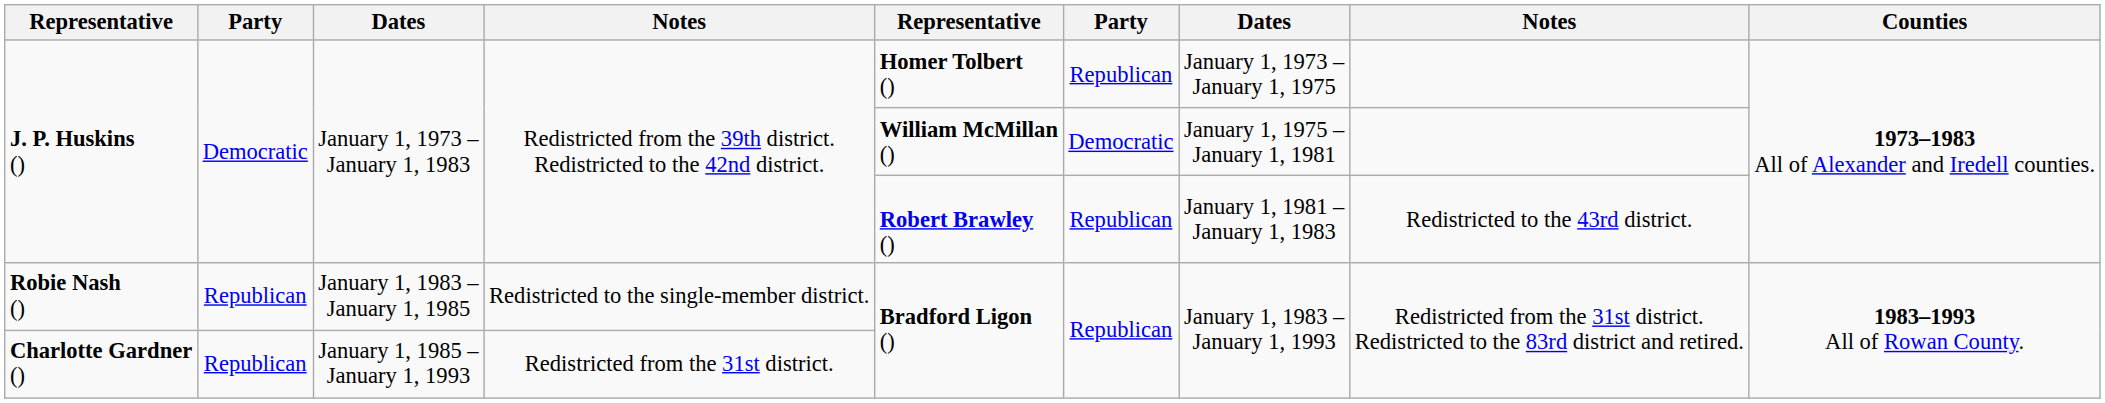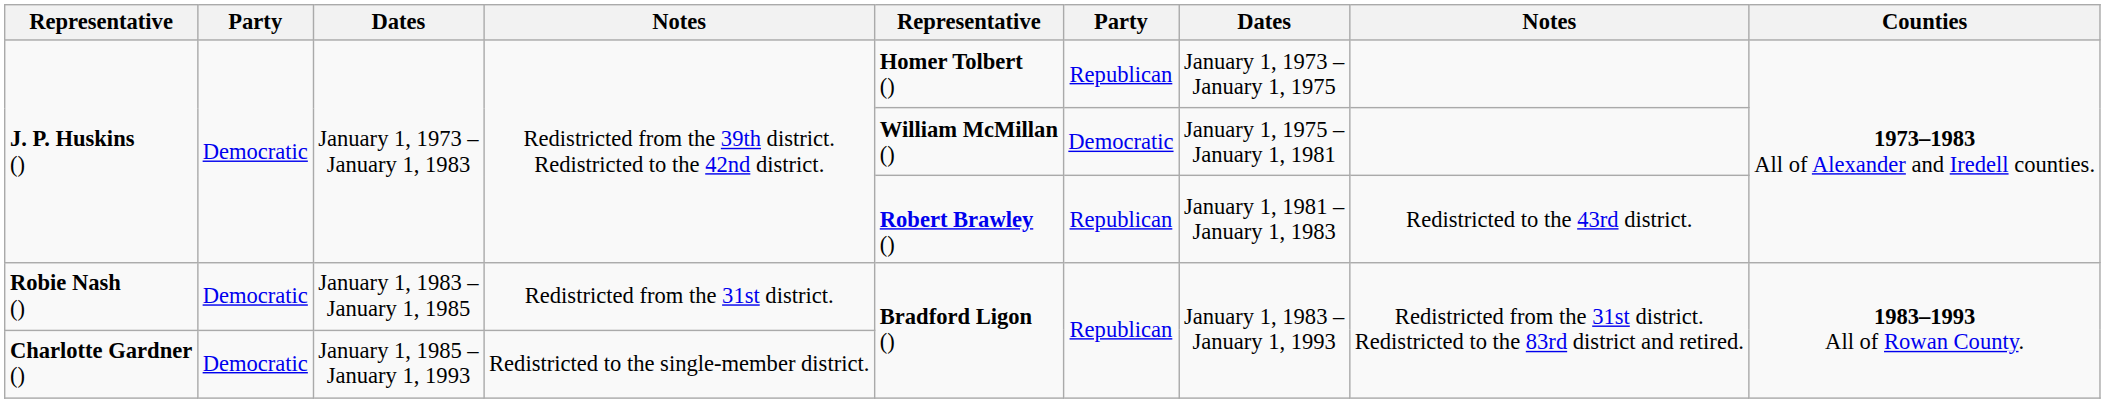(255, 296) Republican -> (255, 296) Democratic
(679, 296) Redistricted to the single-member district. -> (679, 296) Redistricted from the 31st district.
(255, 363) Republican -> (255, 363) Democratic
(679, 363) Redistricted from the 31st district. -> (679, 363) Redistricted to the single-member district.
